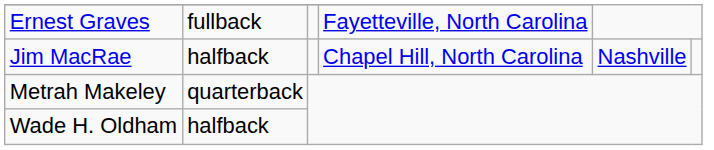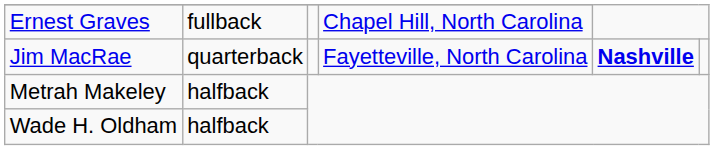(455, 21) Fayetteville, North Carolina -> (453, 21) Chapel Hill, North Carolina
(228, 56) halfback -> (245, 56) quarterback
(453, 56) Chapel Hill, North Carolina -> (455, 56) Fayetteville, North Carolina
(642, 56) normal -> (646, 56) bold
(245, 91) quarterback -> (228, 91) halfback
